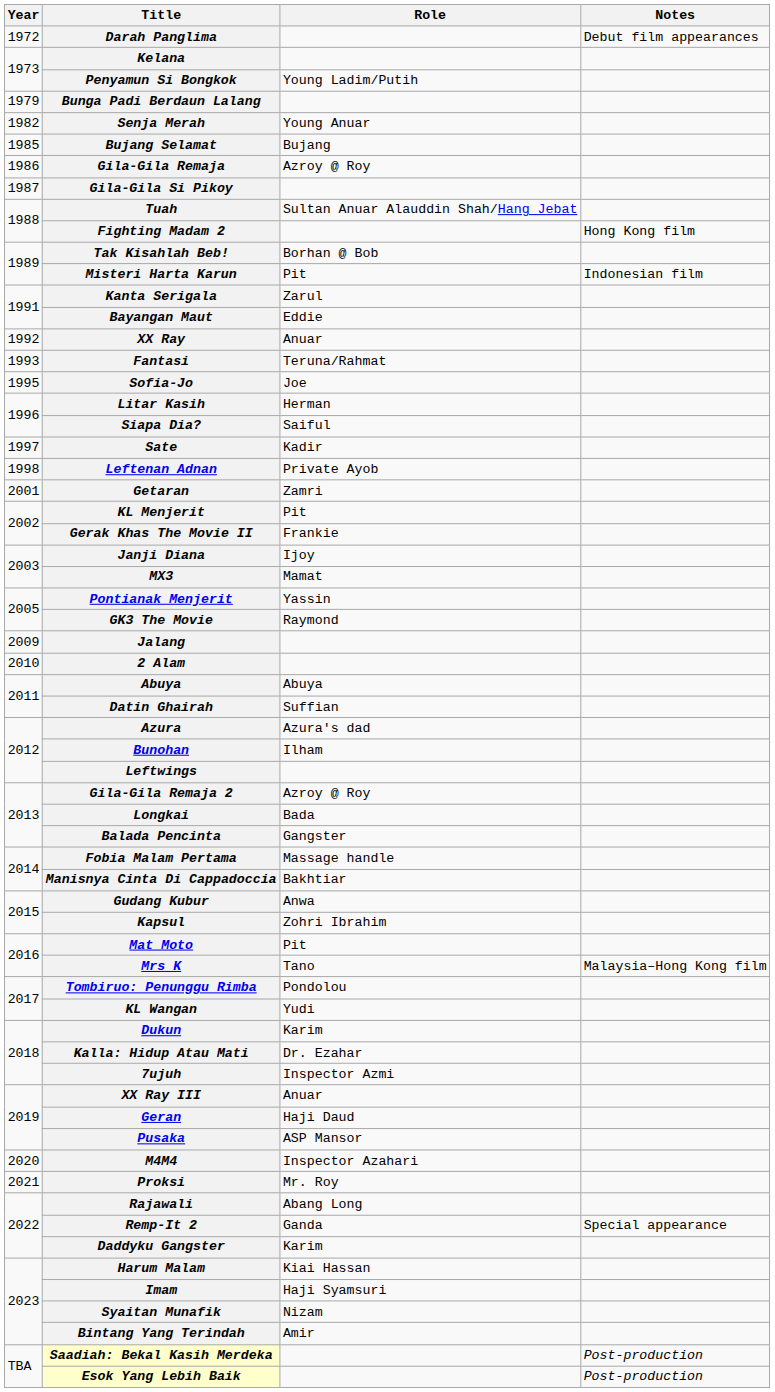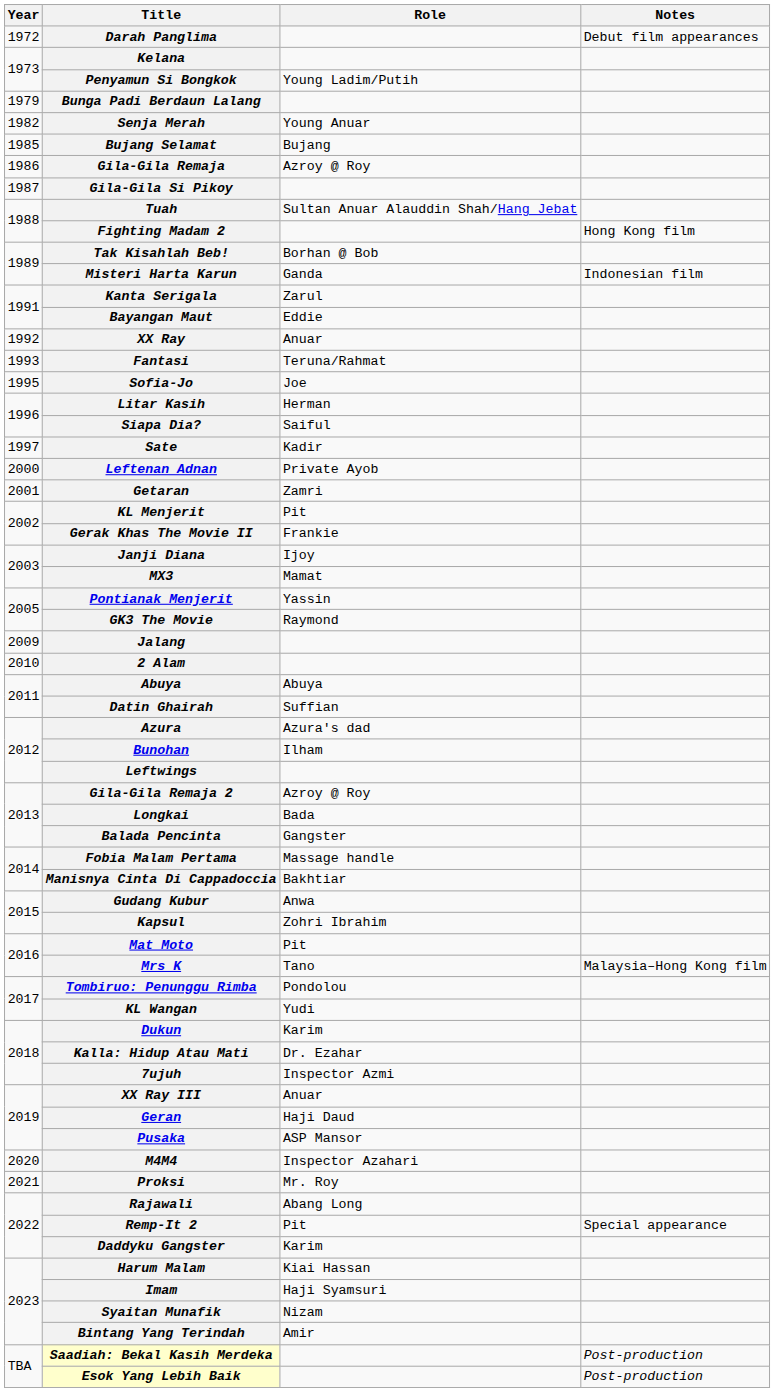(295, 275) Pit -> (303, 275) Ganda
(24, 469) 1998 -> (24, 469) 2000
(303, 1226) Ganda -> (295, 1226) Pit
